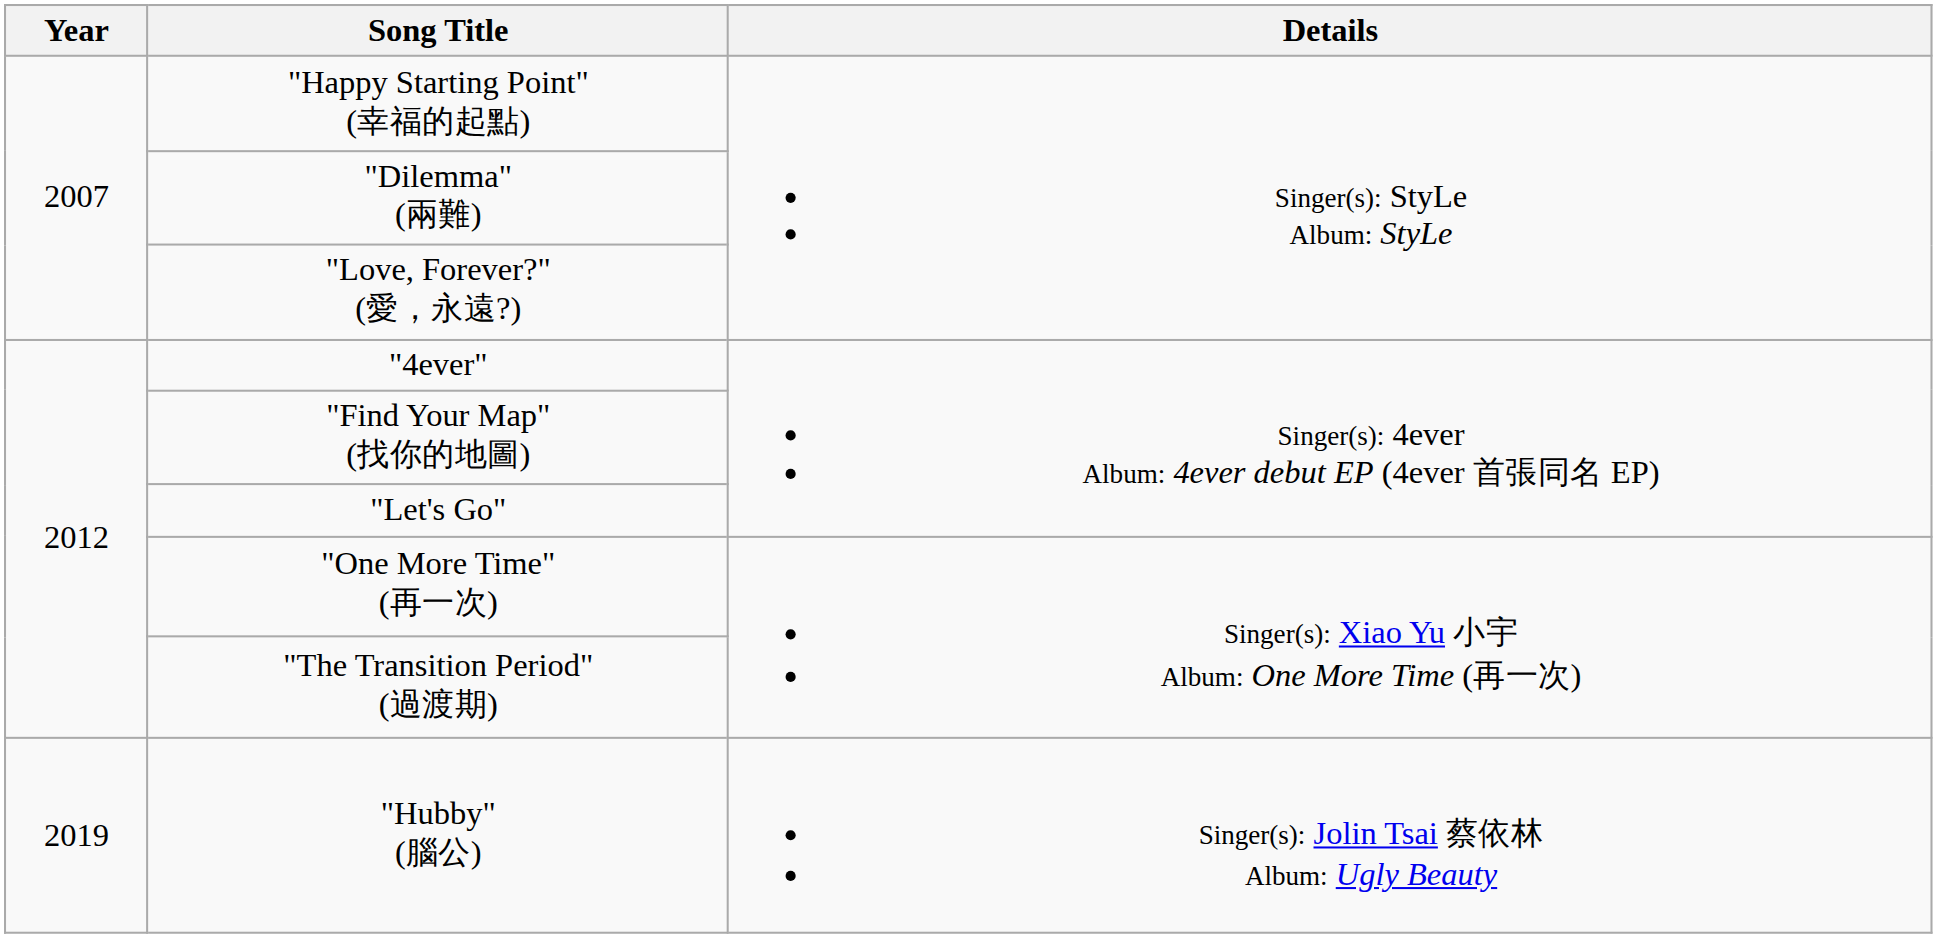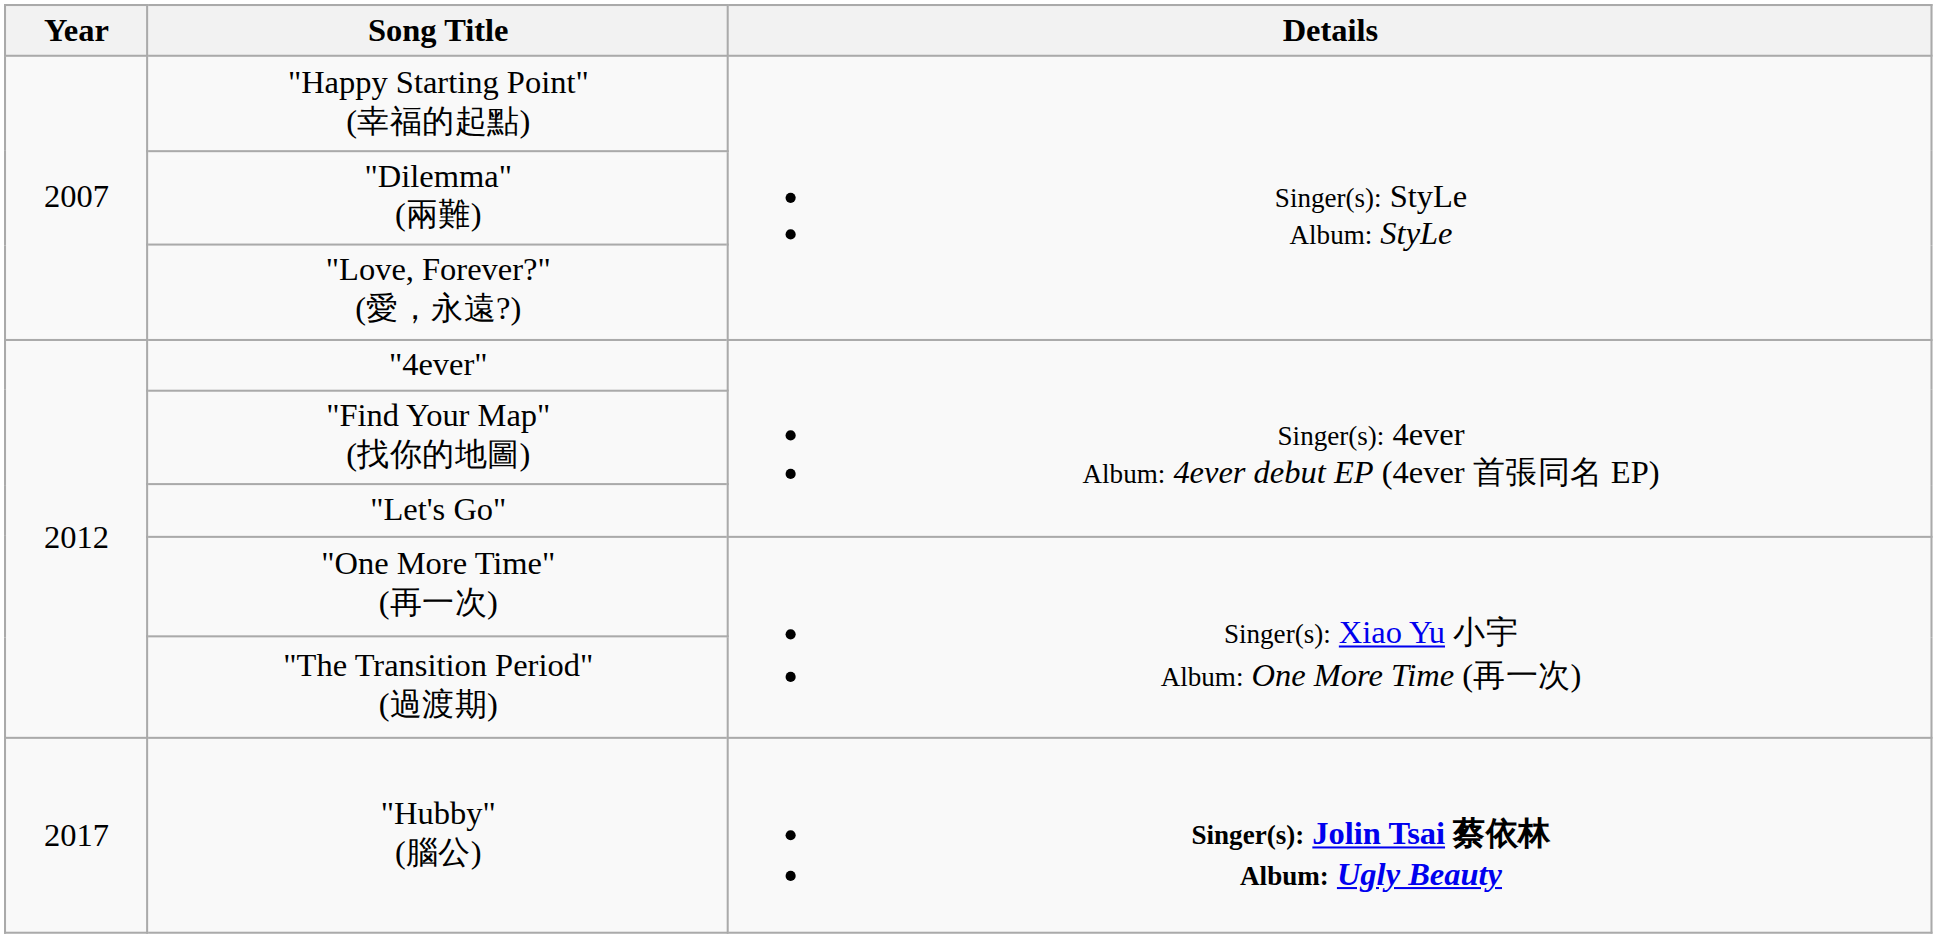(76, 835) 2019 -> (76, 835) 2017
(1330, 854) normal -> (1330, 854) bold
